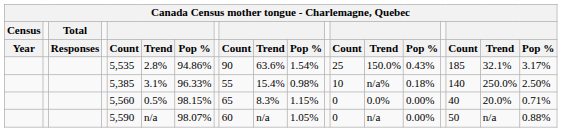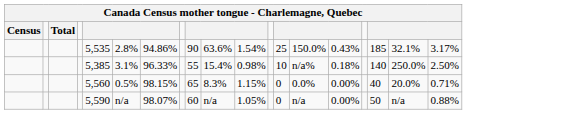- row: (24, 48)
